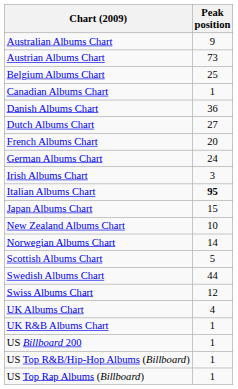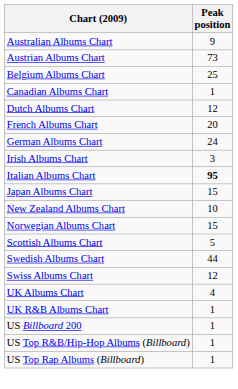- row: (53, 108)
(212, 125) 27 -> (212, 108) 12
(212, 242) 14 -> (212, 225) 15
